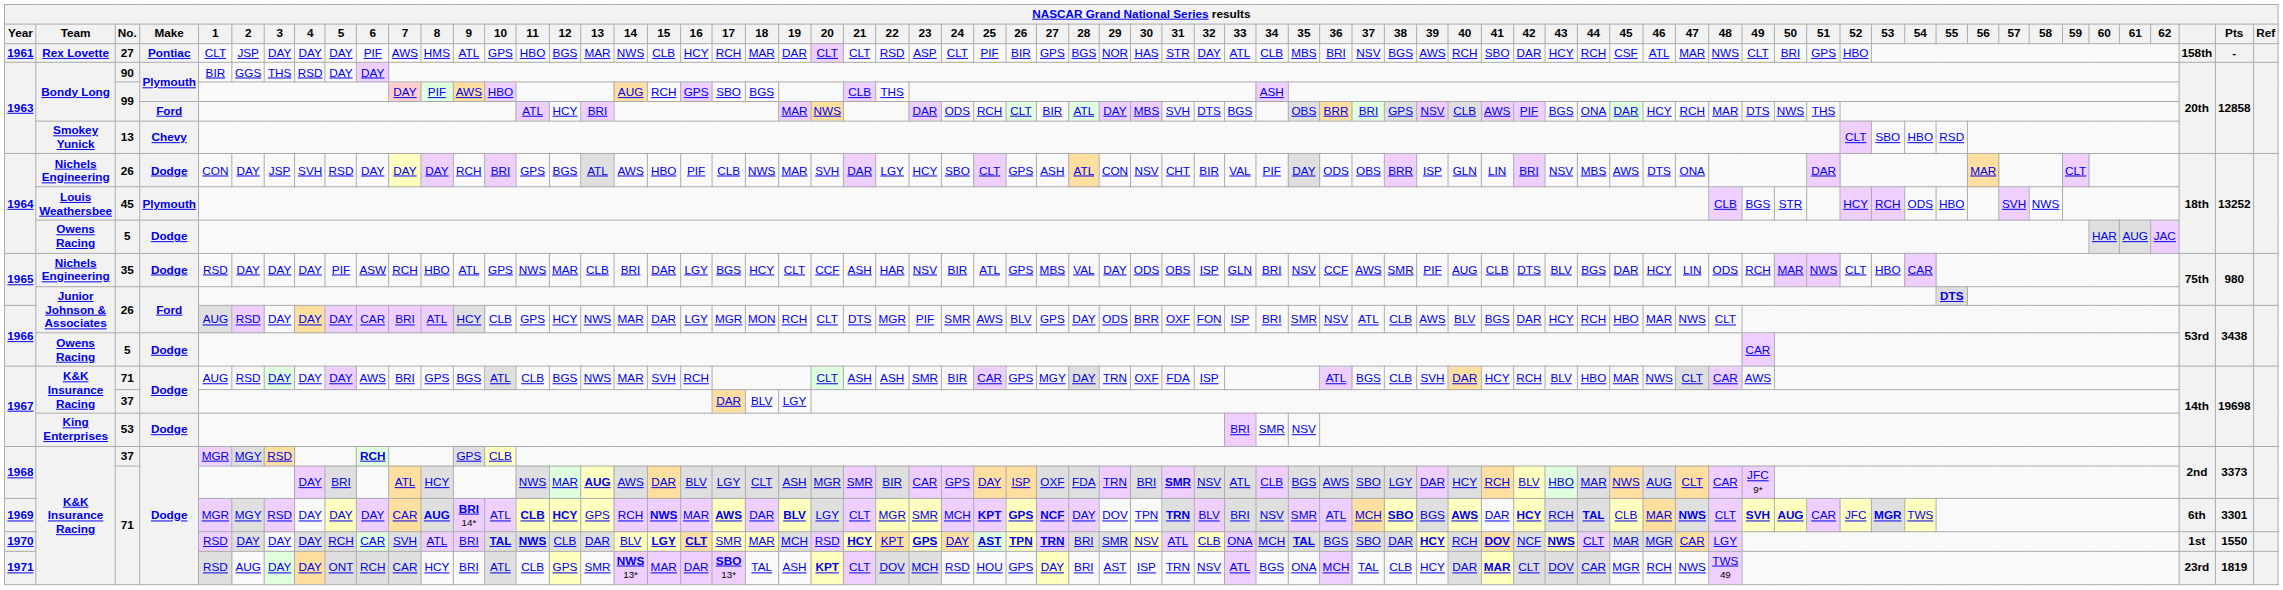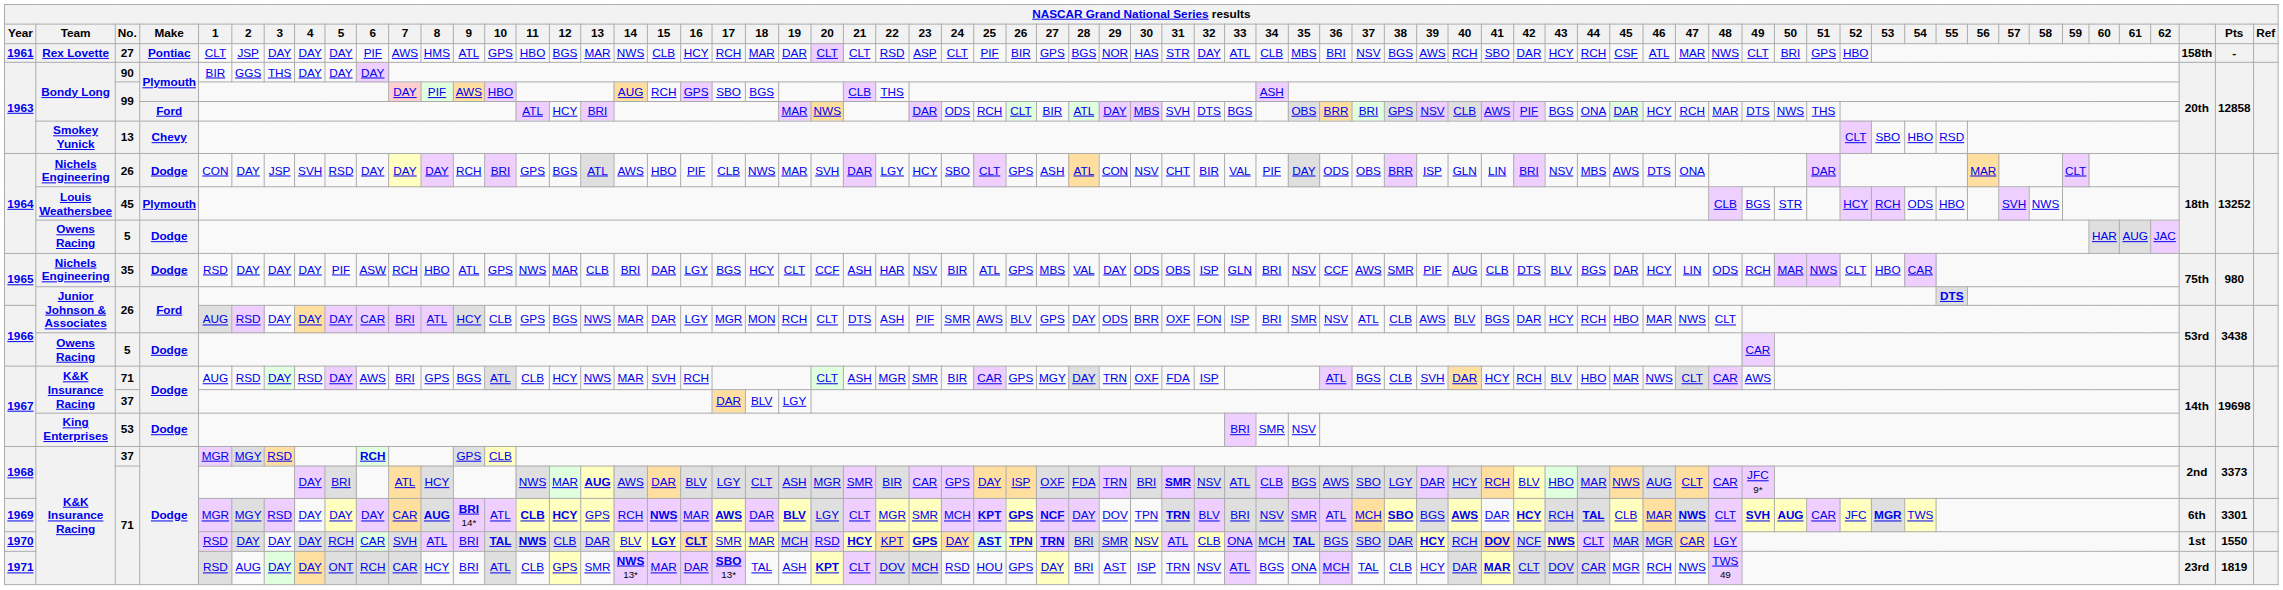(310, 72) RSD -> (310, 72) DAY
(565, 319) HCY -> (565, 319) BGS
(892, 319) MGR -> (892, 319) ASH
(310, 378) DAY -> (310, 378) RSD
(565, 378) BGS -> (565, 378) HCY
(892, 378) ASH -> (892, 378) MGR
